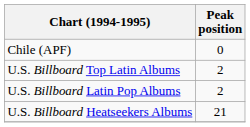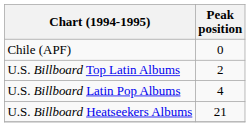(220, 91) 2 -> (220, 91) 4
